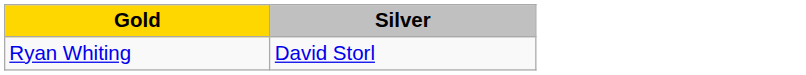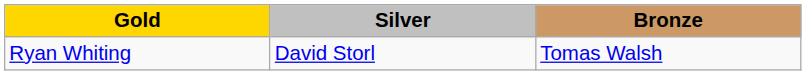+ column: (668, 20)
